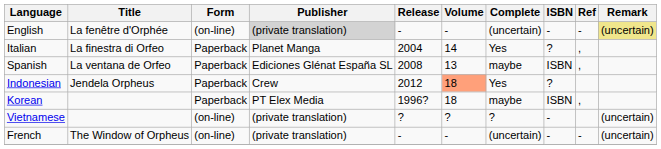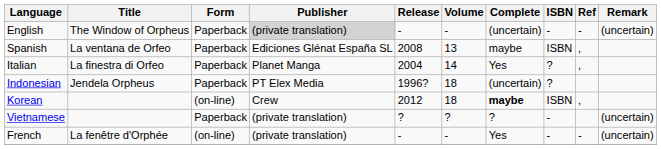(119, 30) La fenêtre d'Orphée -> (130, 30) The Window of Orpheus
(214, 30) (on-line) -> (221, 30) Paperback
(627, 30) khaki background -> (627, 30) no background
rows swapped: (27, 65) <-> (22, 48)
(265, 83) Crew -> (288, 83) PT Elex Media
(410, 83) 2012 -> (413, 83) 1996?
(451, 83) lightsalmon background -> (451, 83) no background
(498, 83) Yes -> (515, 83) (uncertain)
(221, 100) Paperback -> (214, 100) (on-line)
(288, 100) PT Elex Media -> (265, 100) Crew
(413, 100) 1996? -> (410, 100) 2012
(505, 100) normal -> (506, 100) bold
(214, 118) (on-line) -> (221, 118) Paperback
(130, 135) The Window of Orpheus -> (119, 135) La fenêtre d'Orphée
(515, 135) (uncertain) -> (498, 135) Yes
